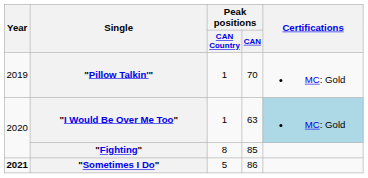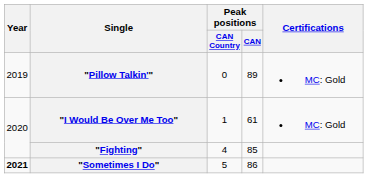(225, 74) 1 -> (225, 74) 0
(252, 74) 70 -> (252, 74) 89
(252, 120) 63 -> (252, 120) 61
(313, 125) lightblue background -> (313, 125) no background
(225, 150) 8 -> (225, 150) 4
